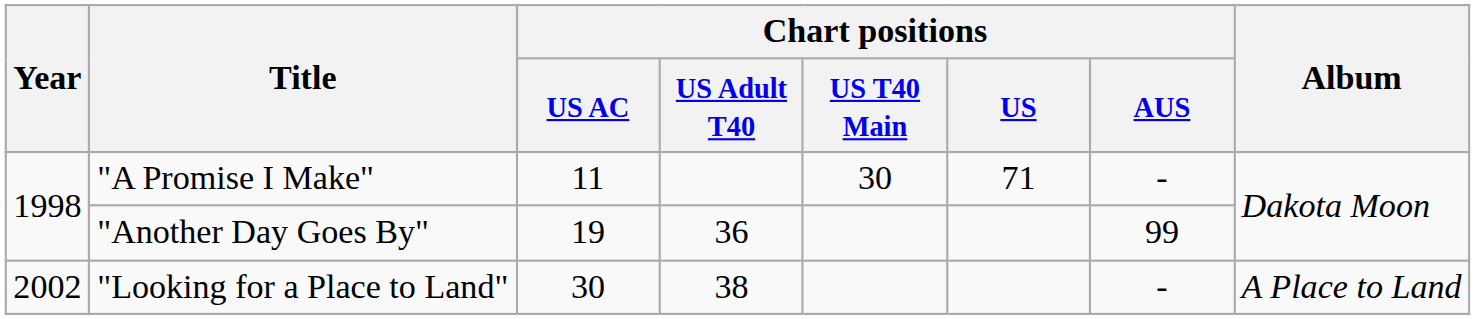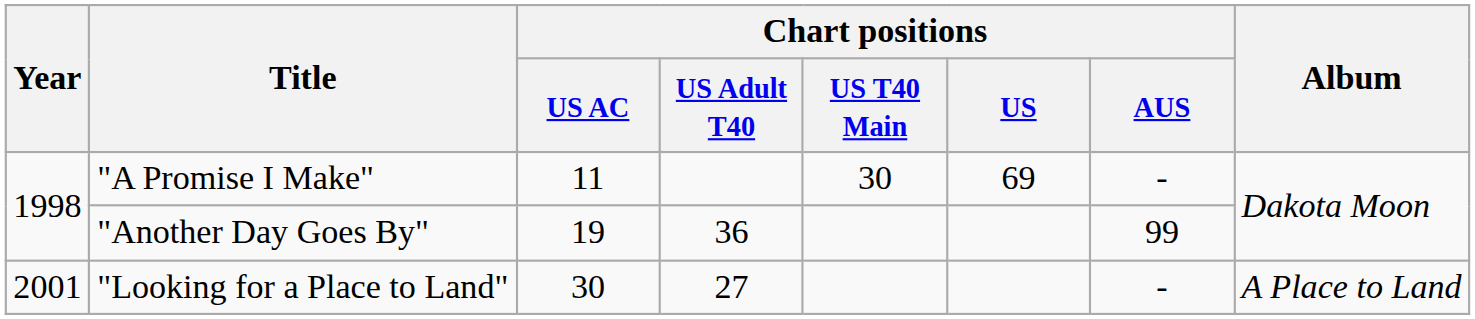(1018, 177) 71 -> (1018, 177) 69
(47, 286) 2002 -> (47, 286) 2001
(731, 286) 38 -> (731, 286) 27
